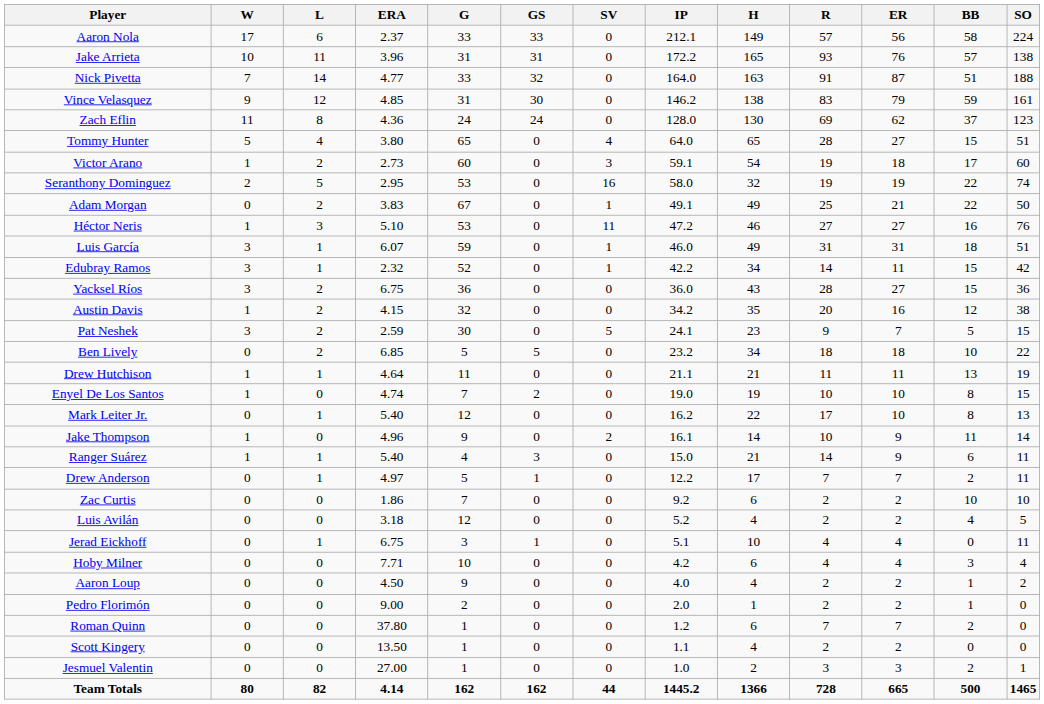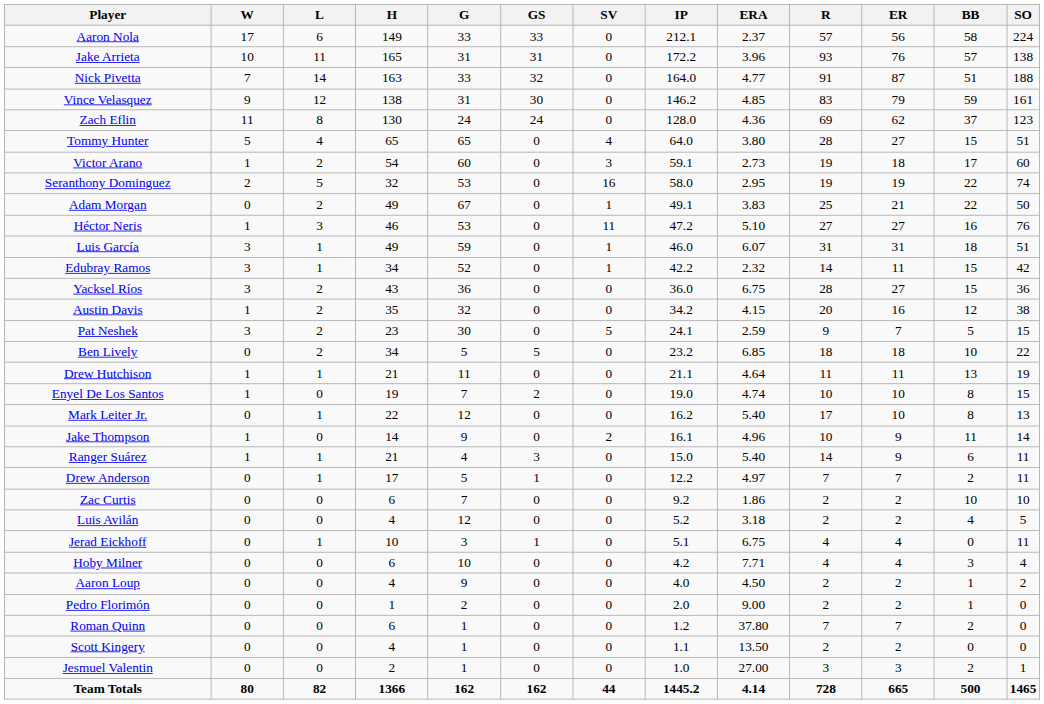columns swapped: (392, 15) <-> (754, 15)
